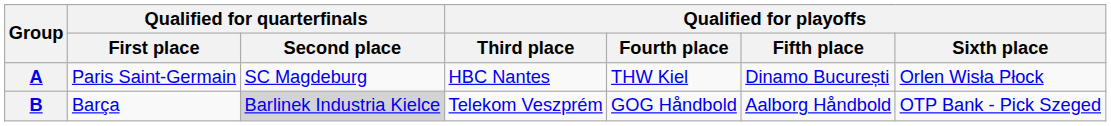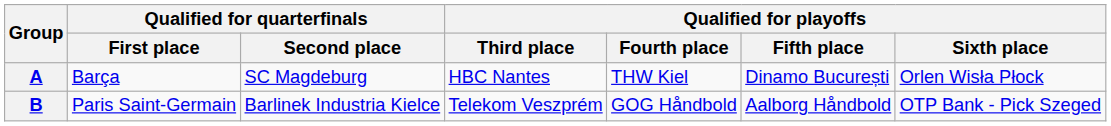(154, 76) Paris Saint-Germain -> (96, 76) Barça
(96, 105) Barça -> (154, 105) Paris Saint-Germain
(342, 105) lightgrey background -> (342, 105) no background
